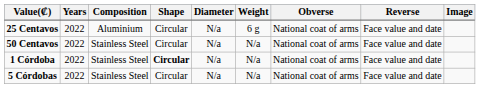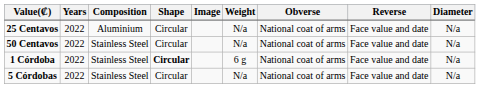columns swapped: (214, 12) <-> (460, 12)
(253, 28) 6 g -> (240, 28) N/a
(253, 60) N/a -> (240, 60) 6 g
